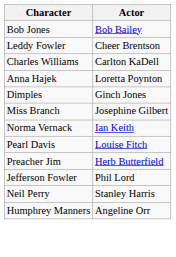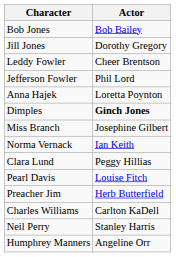+ row: (26, 45)
rows swapped: (42, 177) <-> (43, 62)
(121, 95) normal -> (122, 111) bold
+ row: (30, 161)
